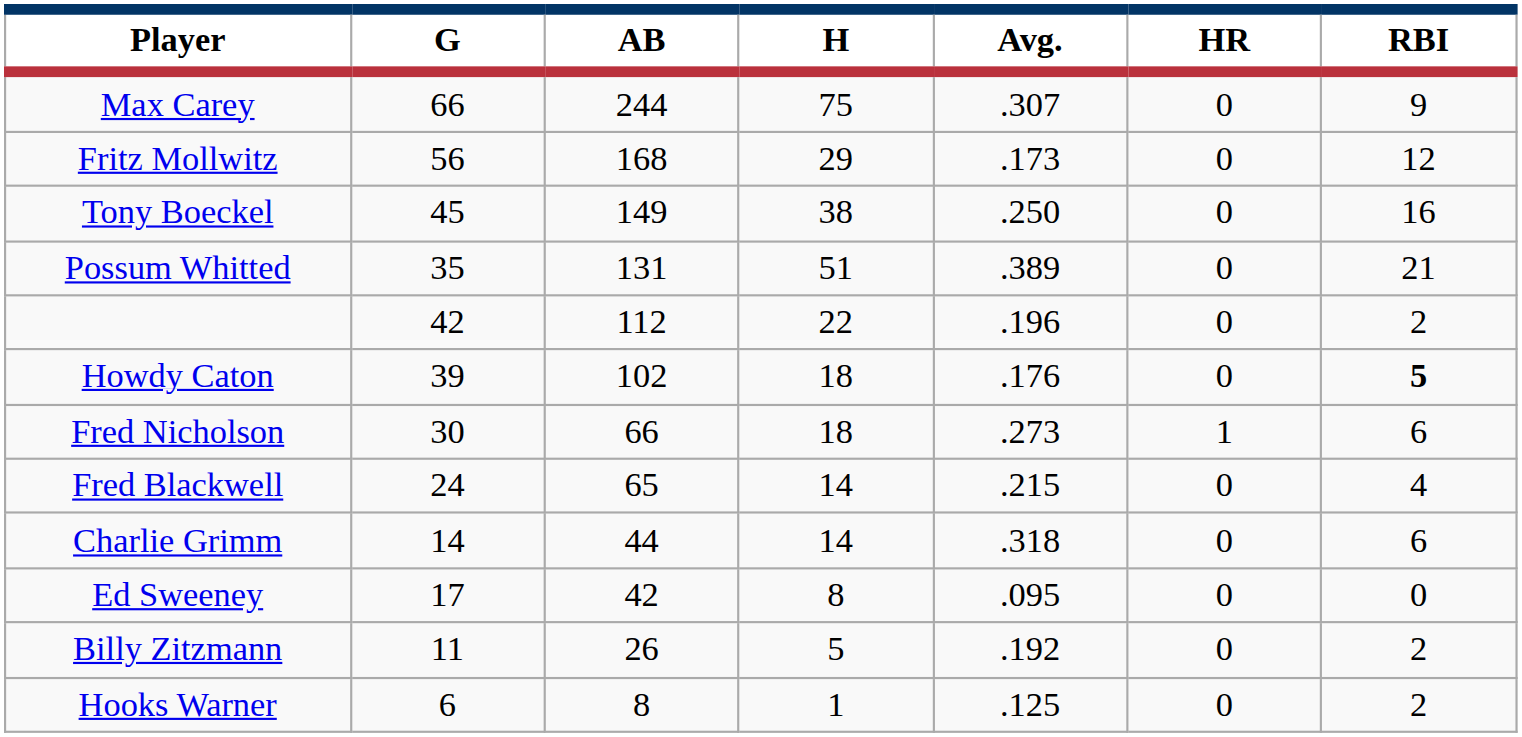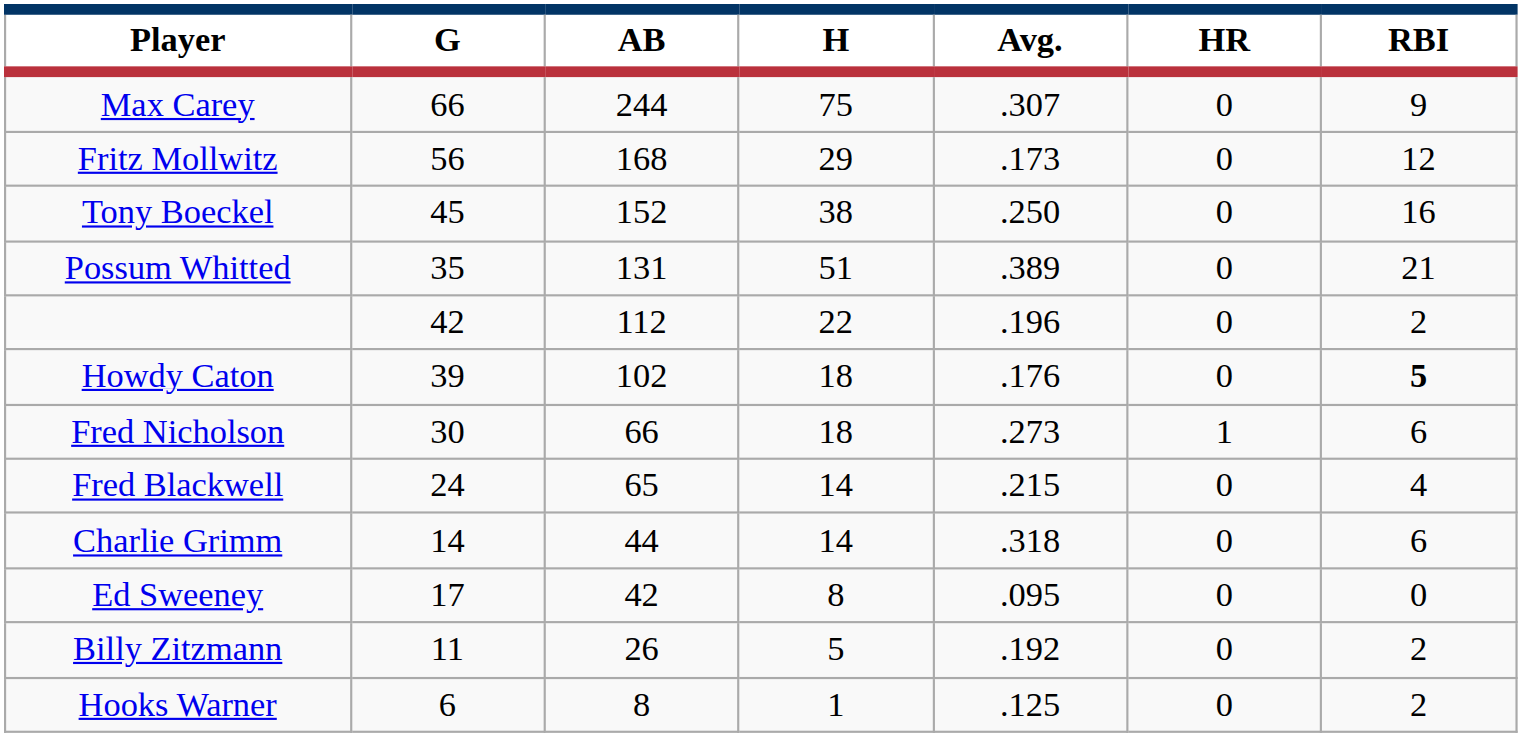(642, 212) 149 -> (642, 212) 152
